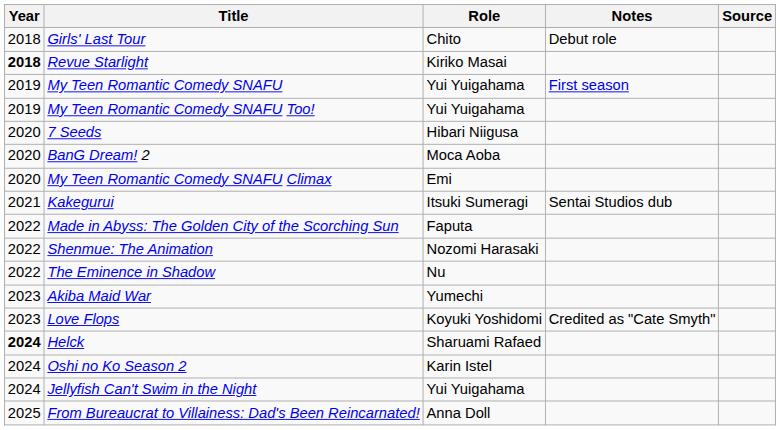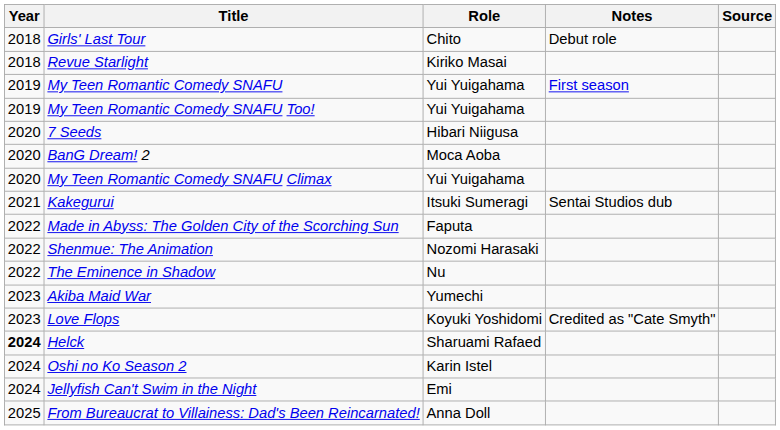(24, 62) bold -> (24, 62) normal
(439, 179) Emi -> (476, 179) Yui Yuigahama
(476, 389) Yui Yuigahama -> (439, 389) Emi
